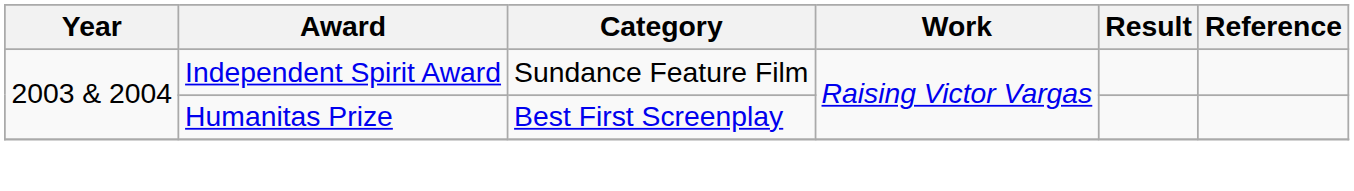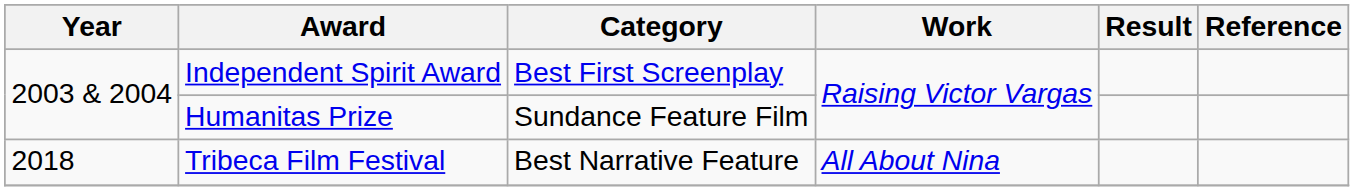(661, 71) Sundance Feature Film -> (649, 71) Best First Screenplay
(649, 116) Best First Screenplay -> (661, 116) Sundance Feature Film
+ row: (315, 161)
